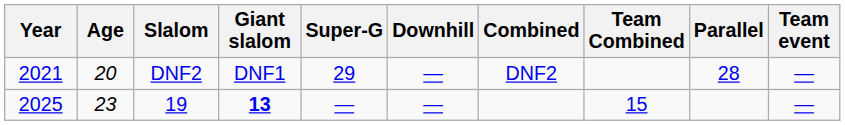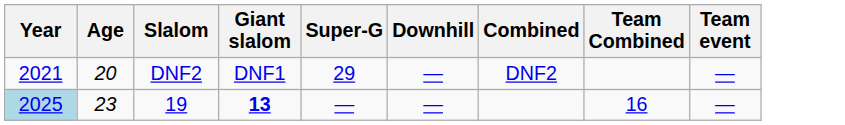- column: (729, 31)
(41, 104) no background -> (41, 104) lightblue background
(637, 104) 15 -> (637, 104) 16
